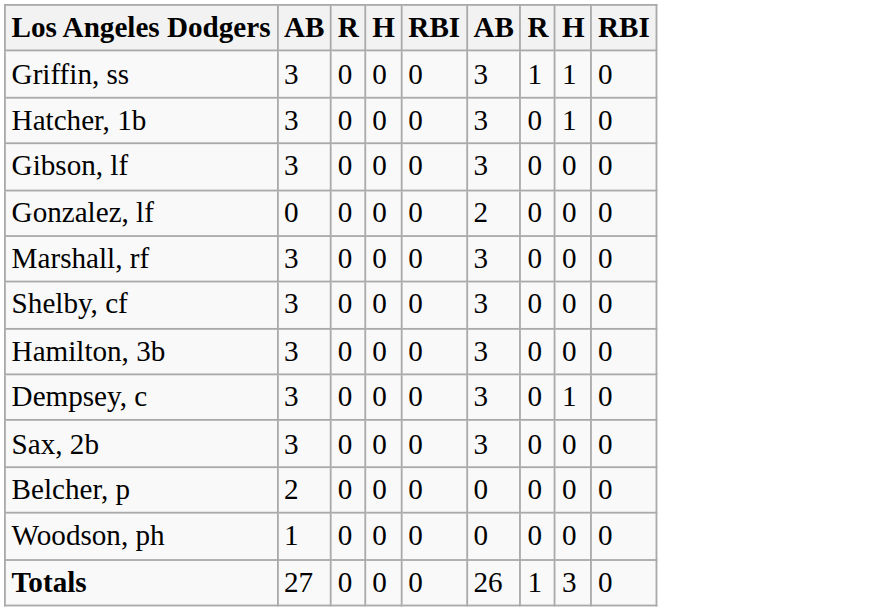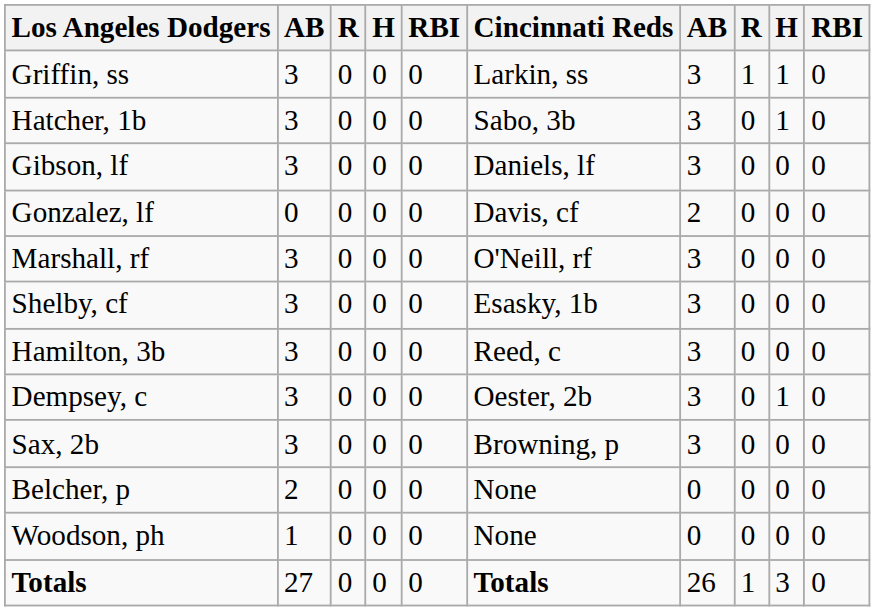+ column: (573, 27)
